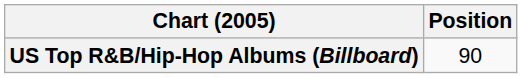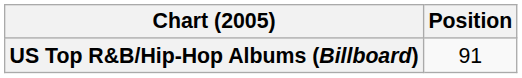(470, 55) 90 -> (470, 55) 91
